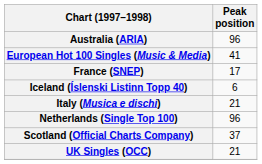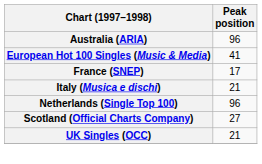- row: (109, 87)
(235, 135) 37 -> (235, 119) 27
